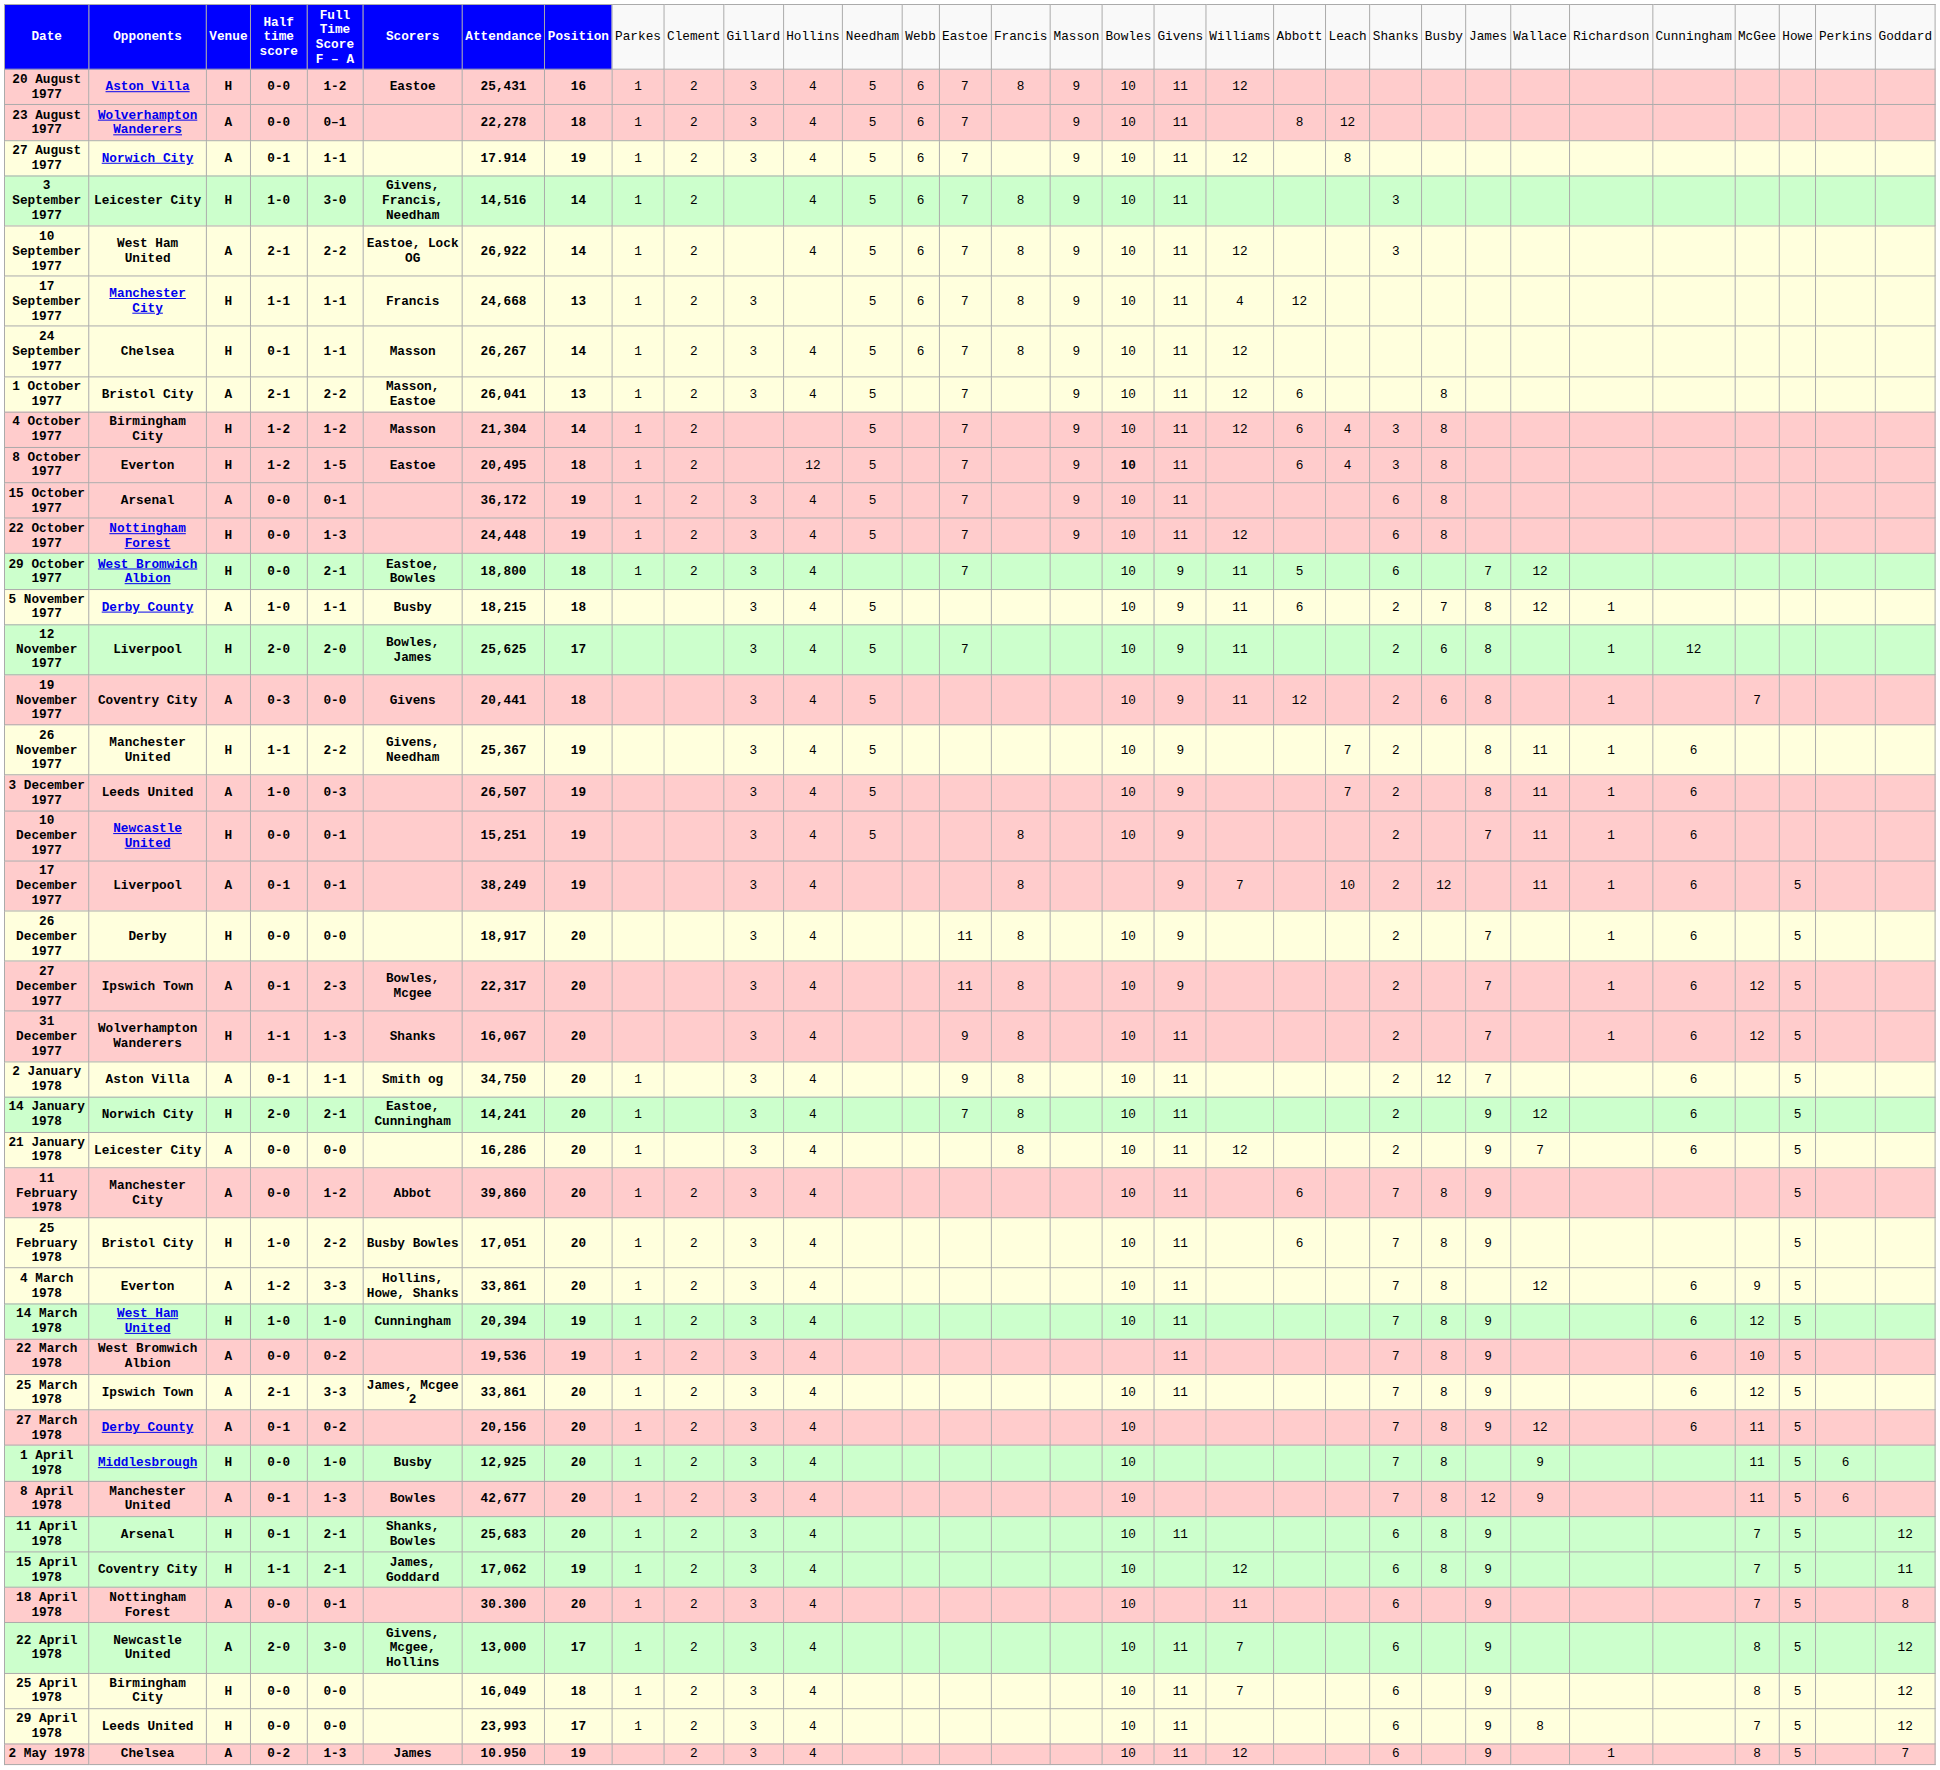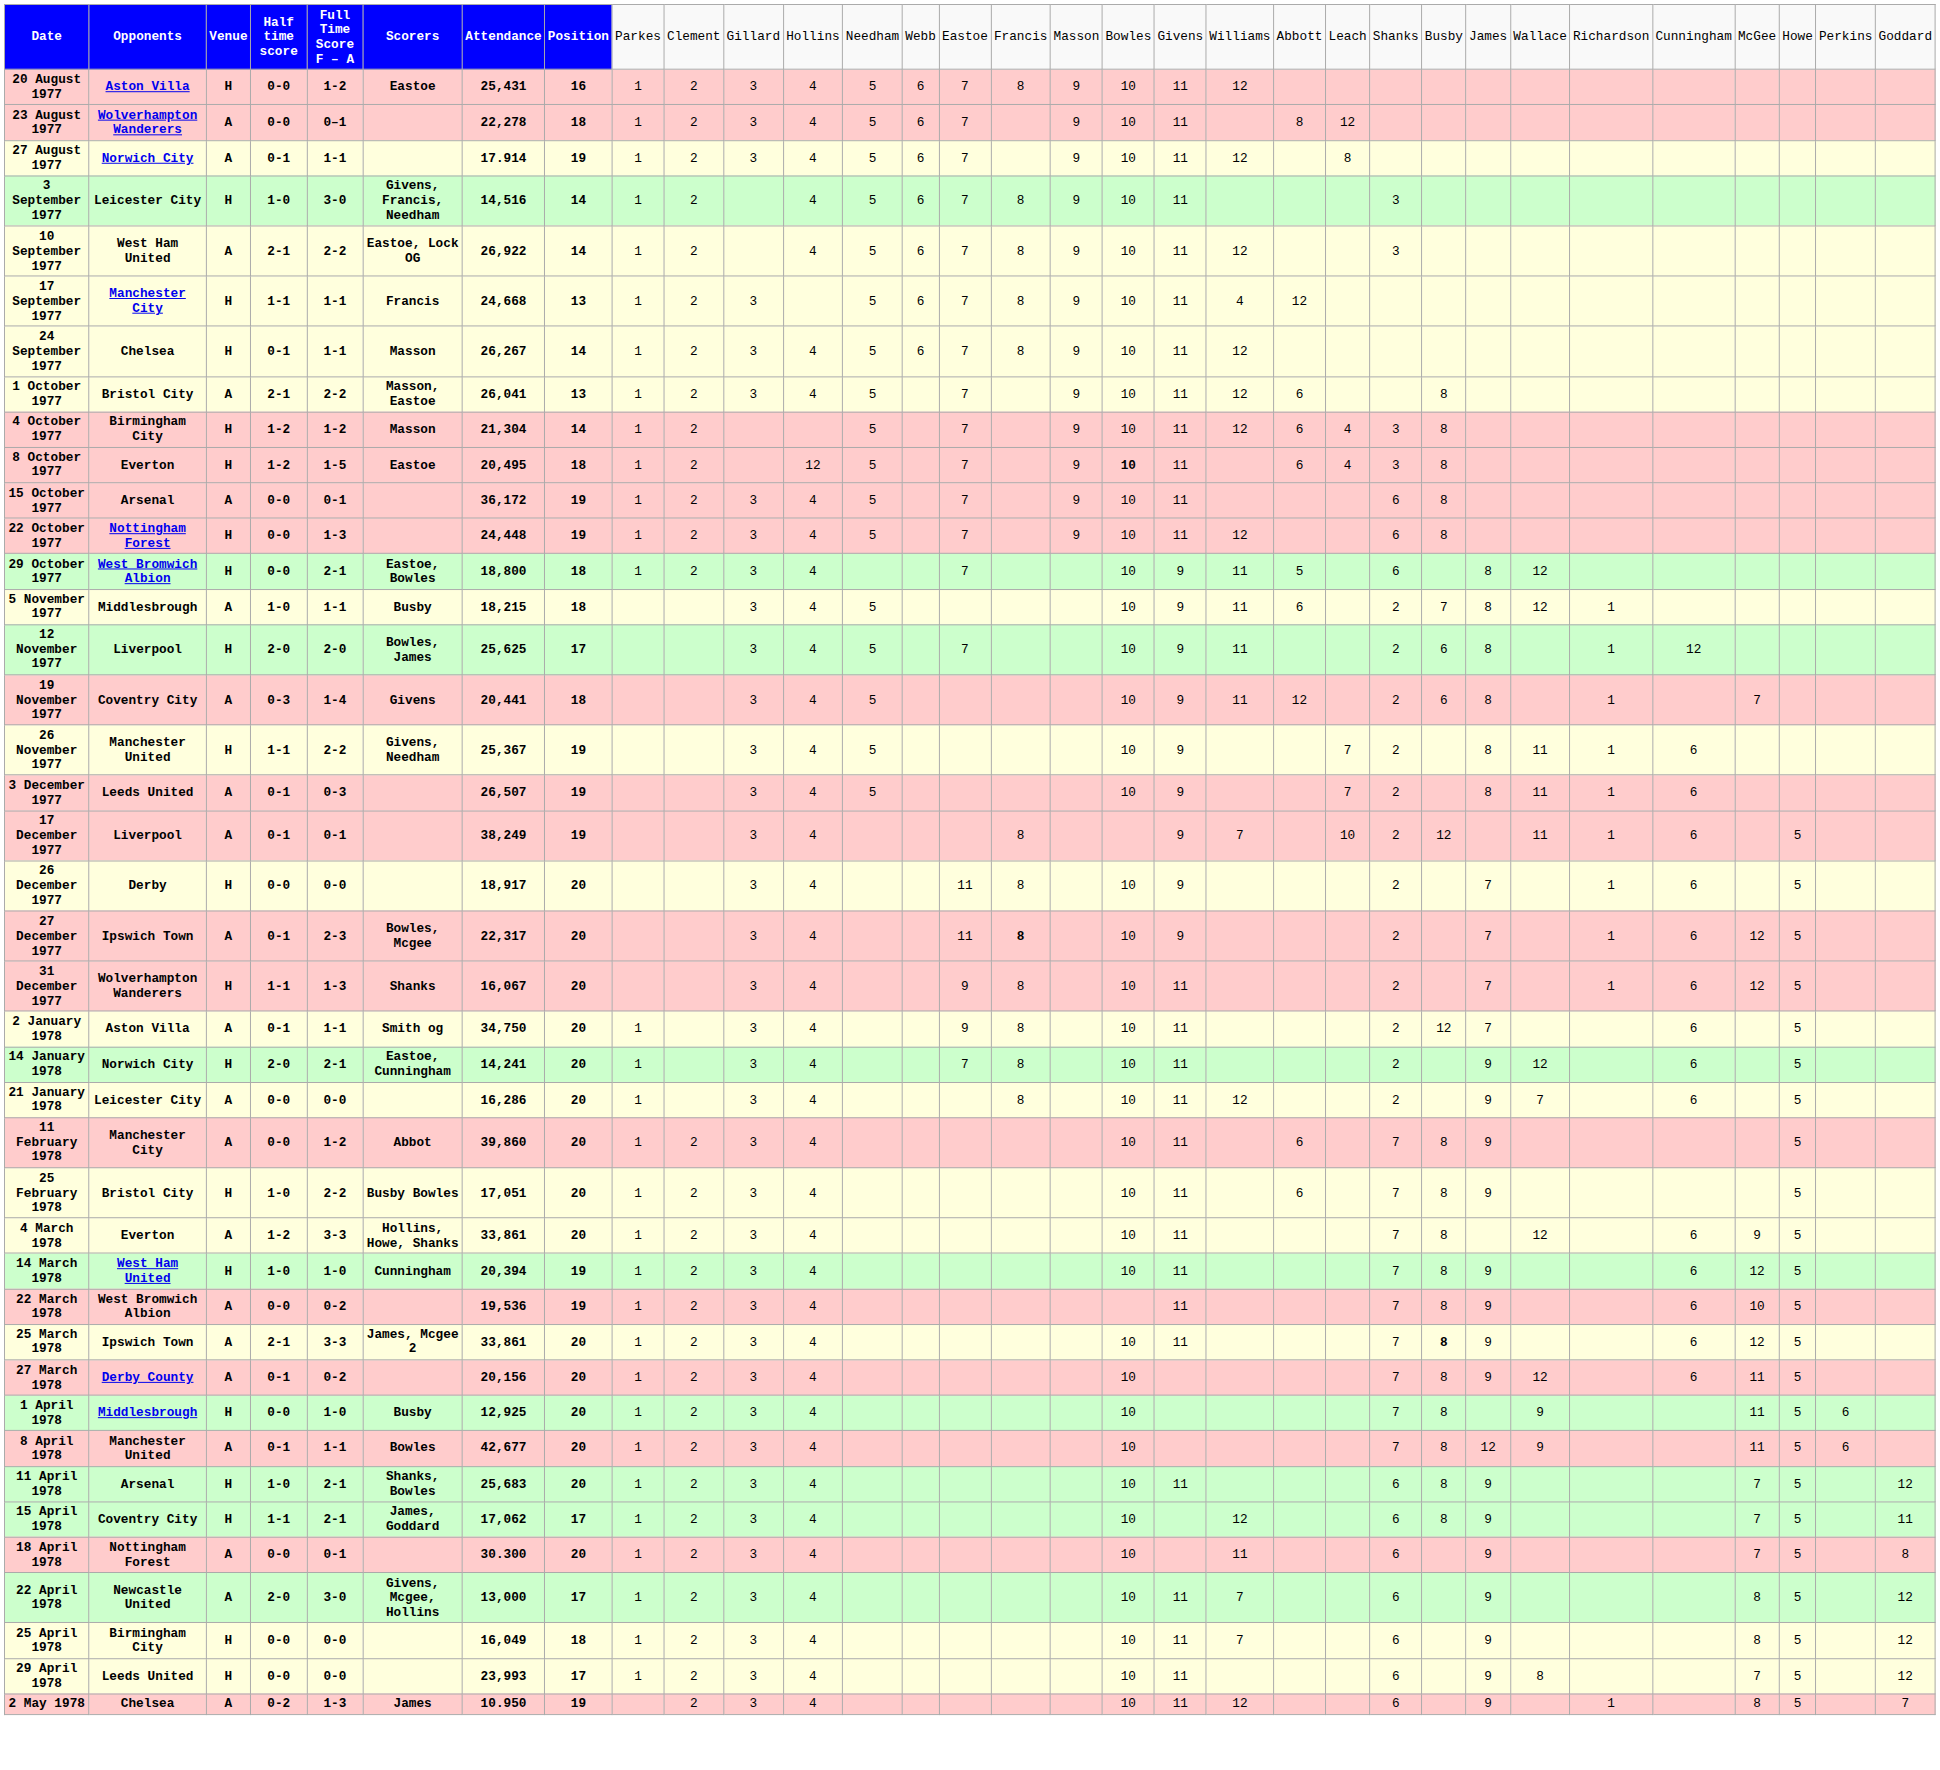(1488, 571) 7 -> (1488, 571) 8
(148, 607) Derby County -> (148, 607) Middlesbrough
(335, 700) 0-0 -> (335, 700) 1-4
(279, 793) 1-0 -> (279, 793) 0-1
- row: (47, 836)
(1021, 986) normal -> (1021, 936) bold
(1444, 1392) normal -> (1444, 1342) bold
(335, 1499) 1-3 -> (335, 1448) 1-1
(279, 1534) 0-1 -> (279, 1484) 1-0
(578, 1570) 19 -> (578, 1519) 17
